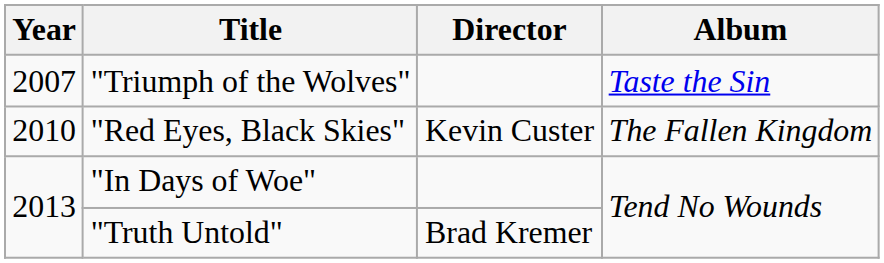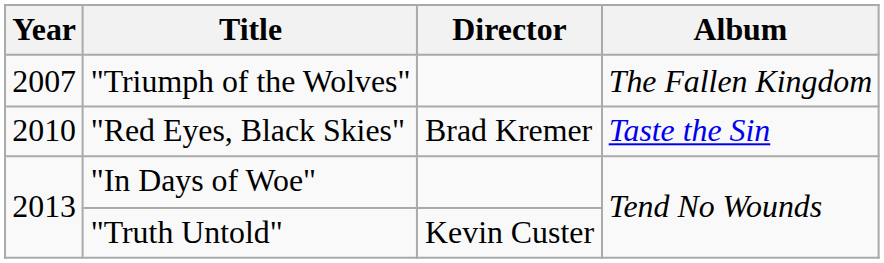(689, 80) Taste the Sin -> (740, 80) The Fallen Kingdom
(510, 130) Kevin Custer -> (509, 130) Brad Kremer
(740, 130) The Fallen Kingdom -> (689, 130) Taste the Sin
(509, 231) Brad Kremer -> (510, 231) Kevin Custer
